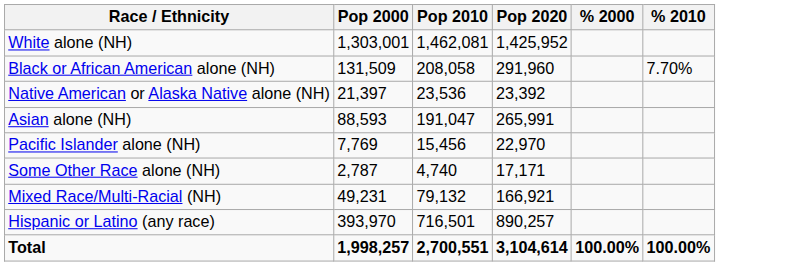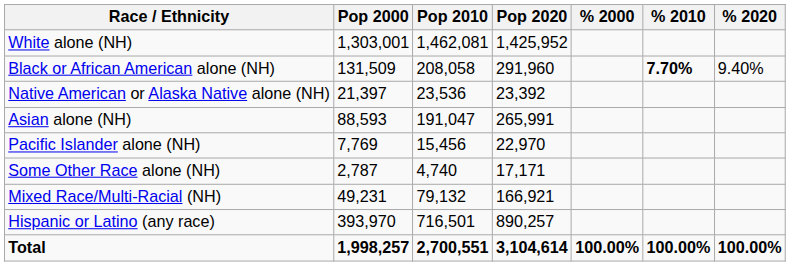+ column: (750, 17)
(669, 68) normal -> (669, 68) bold
